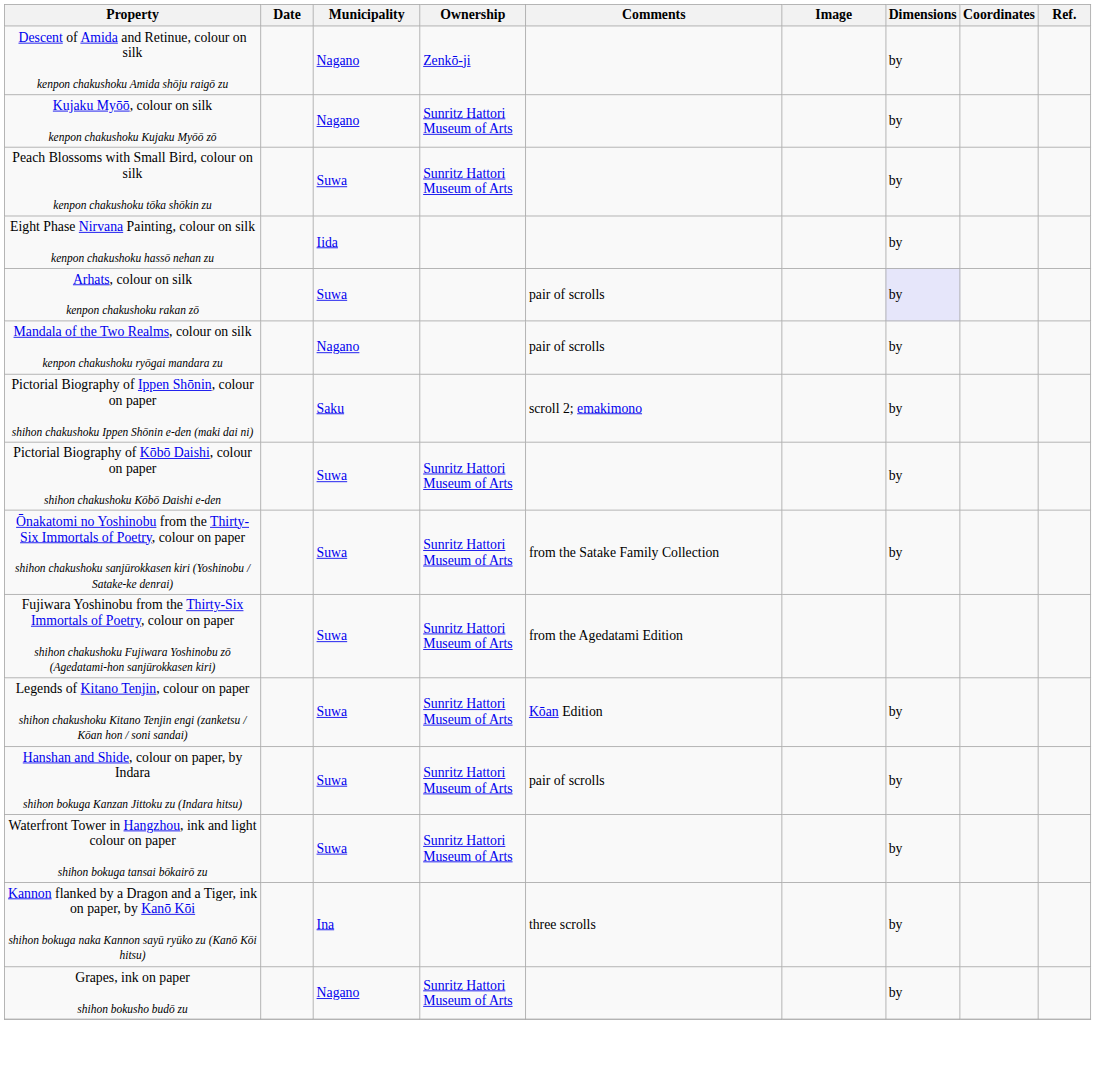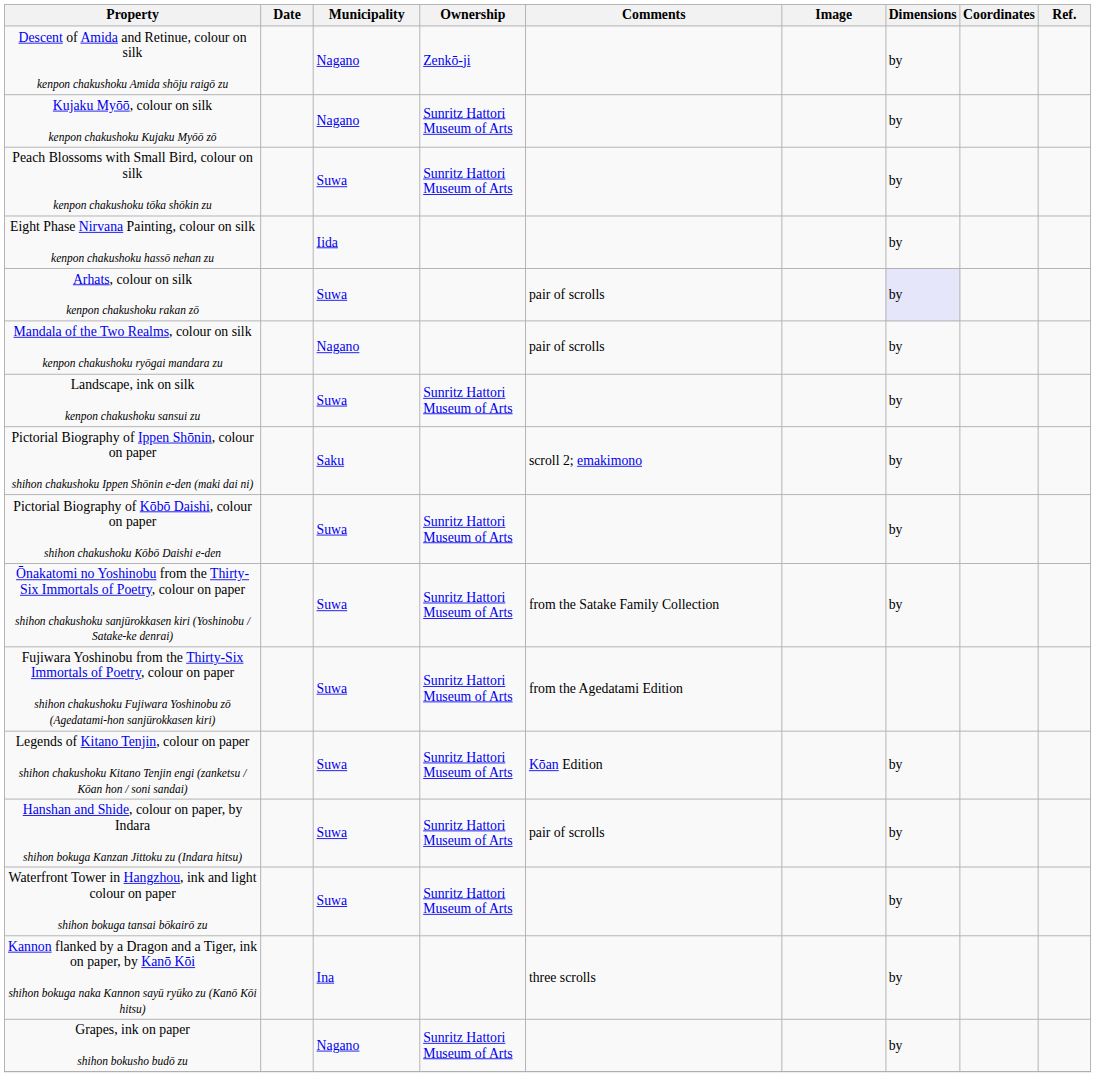+ row: (133, 400)
